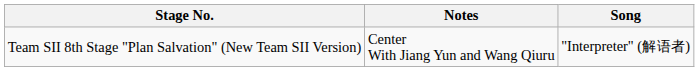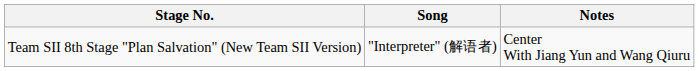columns swapped: (626, 15) <-> (461, 15)
